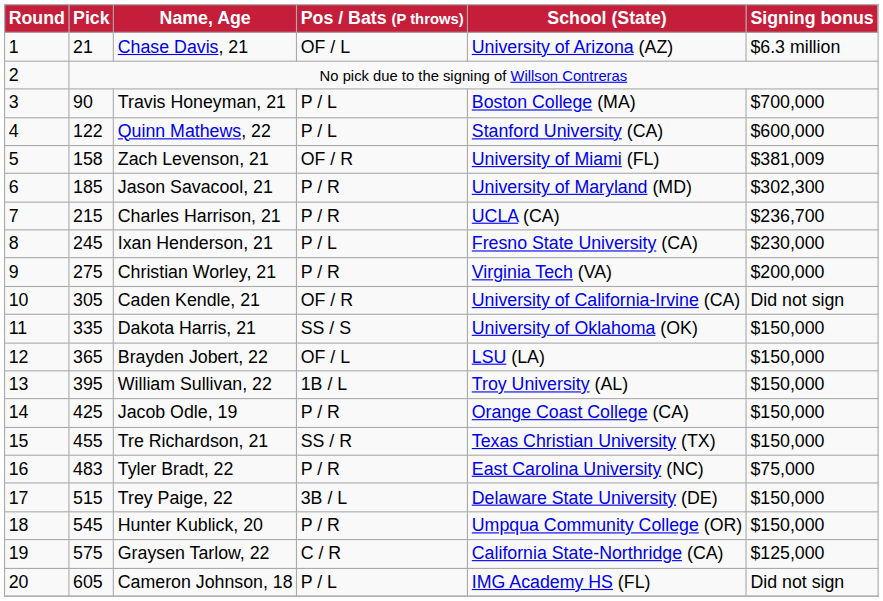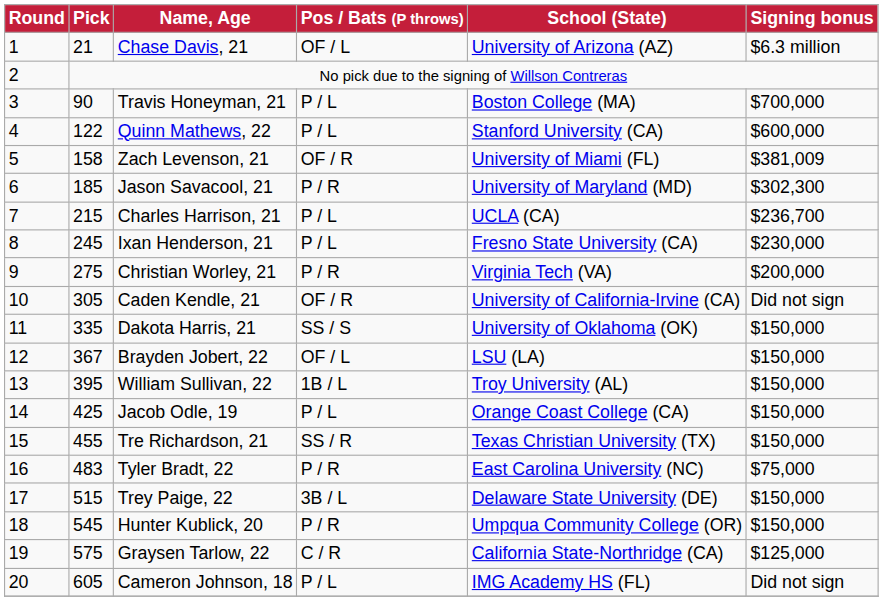(320, 215) P / R -> (319, 215) P / L
(88, 356) 365 -> (88, 356) 367
(320, 412) P / R -> (319, 412) P / L
